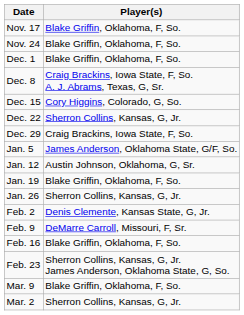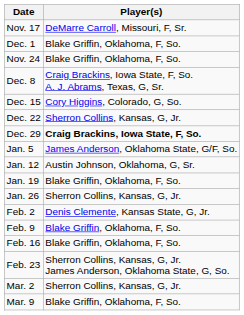(113, 28) Blake Griffin, Oklahoma, F, So. -> (116, 28) DeMarre Carroll, Missouri, F, Sr.
rows swapped: (23, 43) <-> (21, 59)
(119, 133) normal -> (123, 133) bold
(116, 228) DeMarre Carroll, Missouri, F, Sr. -> (113, 228) Blake Griffin, Oklahoma, F, So.
rows swapped: (20, 302) <-> (20, 286)
